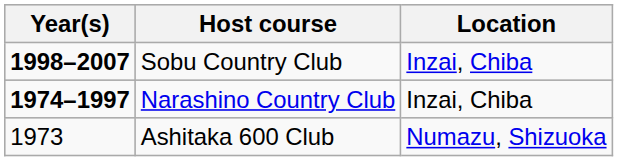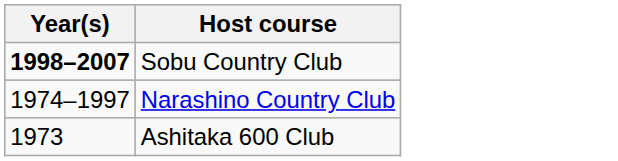- column: (506, 24)
(70, 99) bold -> (70, 99) normal
